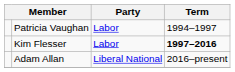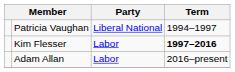(106, 28) Labor -> (128, 28) Liberal National
(128, 59) Liberal National -> (106, 59) Labor
